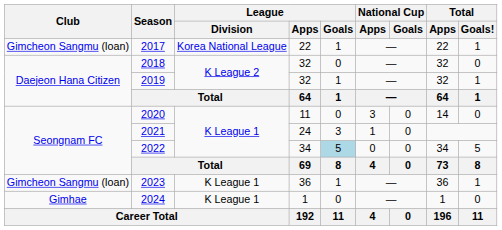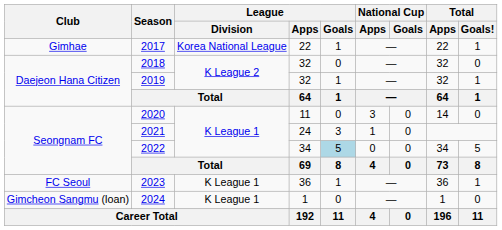(68, 47) Gimcheon Sangmu (loan) -> (68, 47) Gimhae
(68, 183) Gimcheon Sangmu (loan) -> (68, 183) FC Seoul
(68, 200) Gimhae -> (68, 200) Gimcheon Sangmu (loan)
